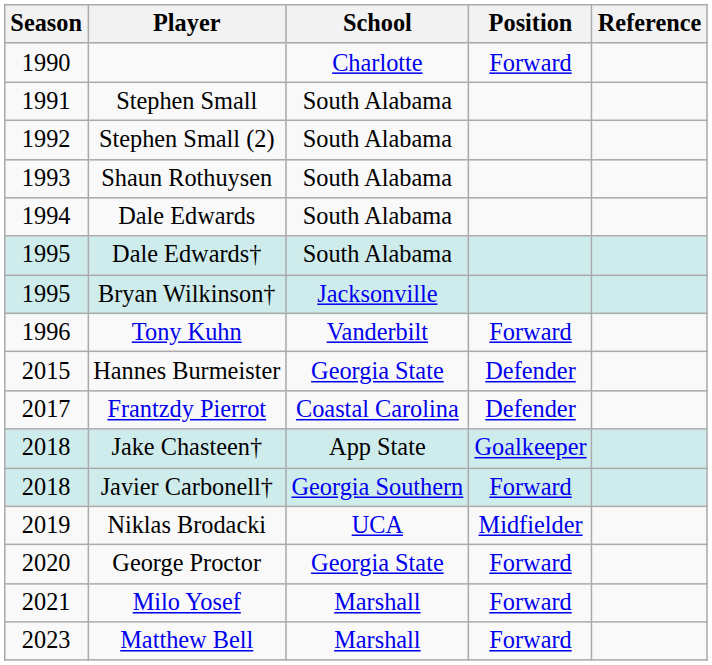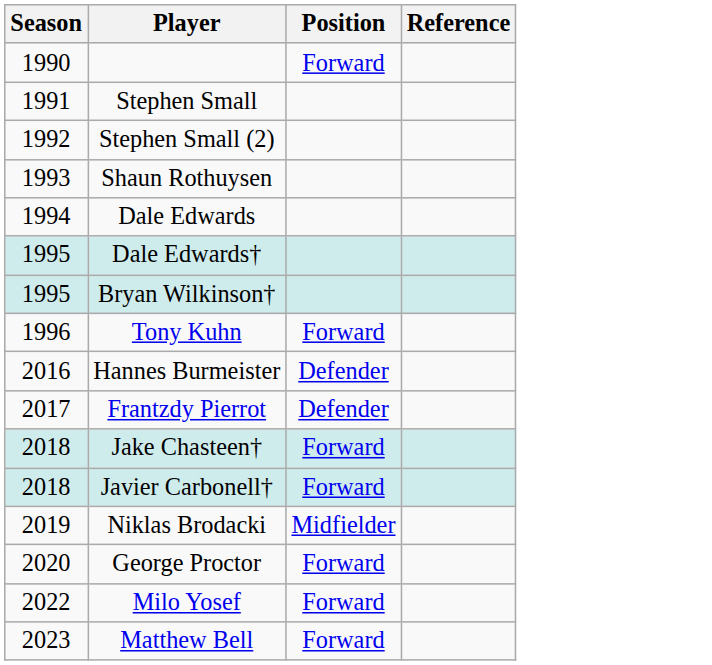- column: (377, 23)
(46, 370) 2015 -> (46, 370) 2016
(531, 448) Goalkeeper -> (343, 448) Forward
(46, 602) 2021 -> (46, 602) 2022
